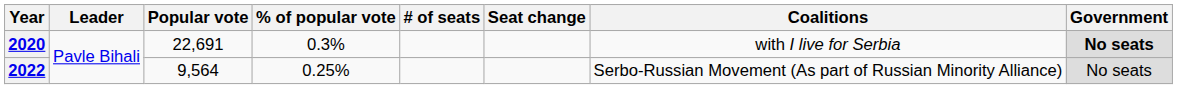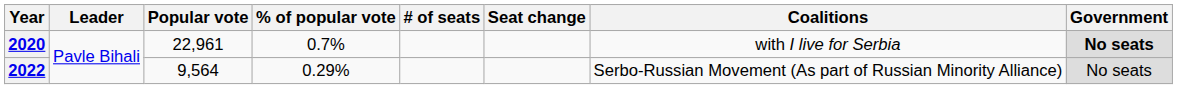(198, 44) 22,691 -> (198, 44) 22,961
(326, 44) 0.3% -> (326, 44) 0.7%
(326, 70) 0.25% -> (326, 70) 0.29%
